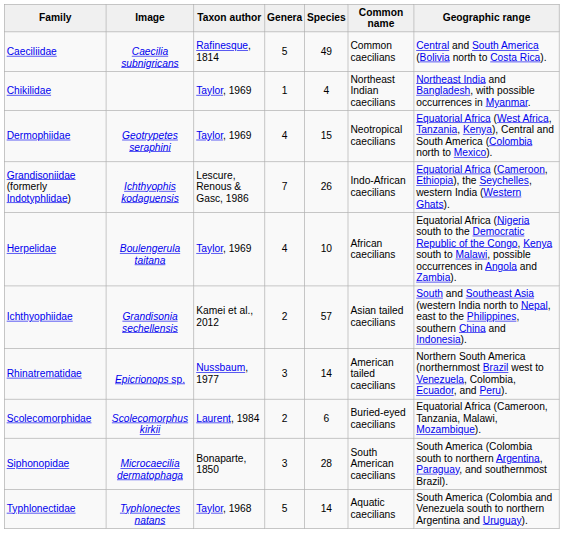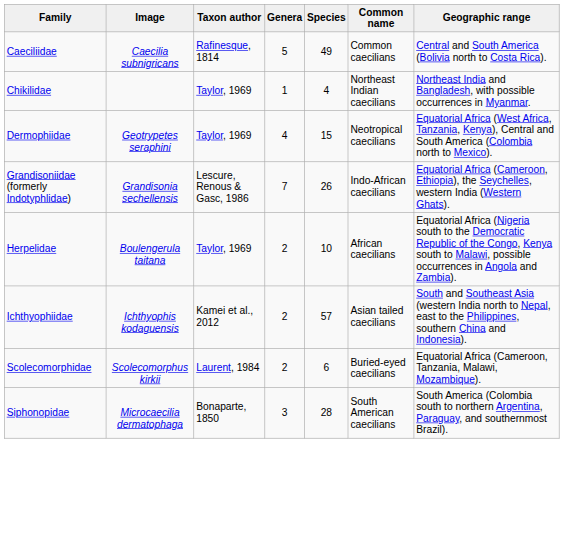(150, 192) Ichthyophis kodaguensis -> (150, 192) Grandisonia sechellensis
(285, 249) 4 -> (285, 249) 2
(150, 323) Grandisonia sechellensis -> (150, 323) Ichthyophis kodaguensis
- row: (44, 373)
- row: (41, 509)
